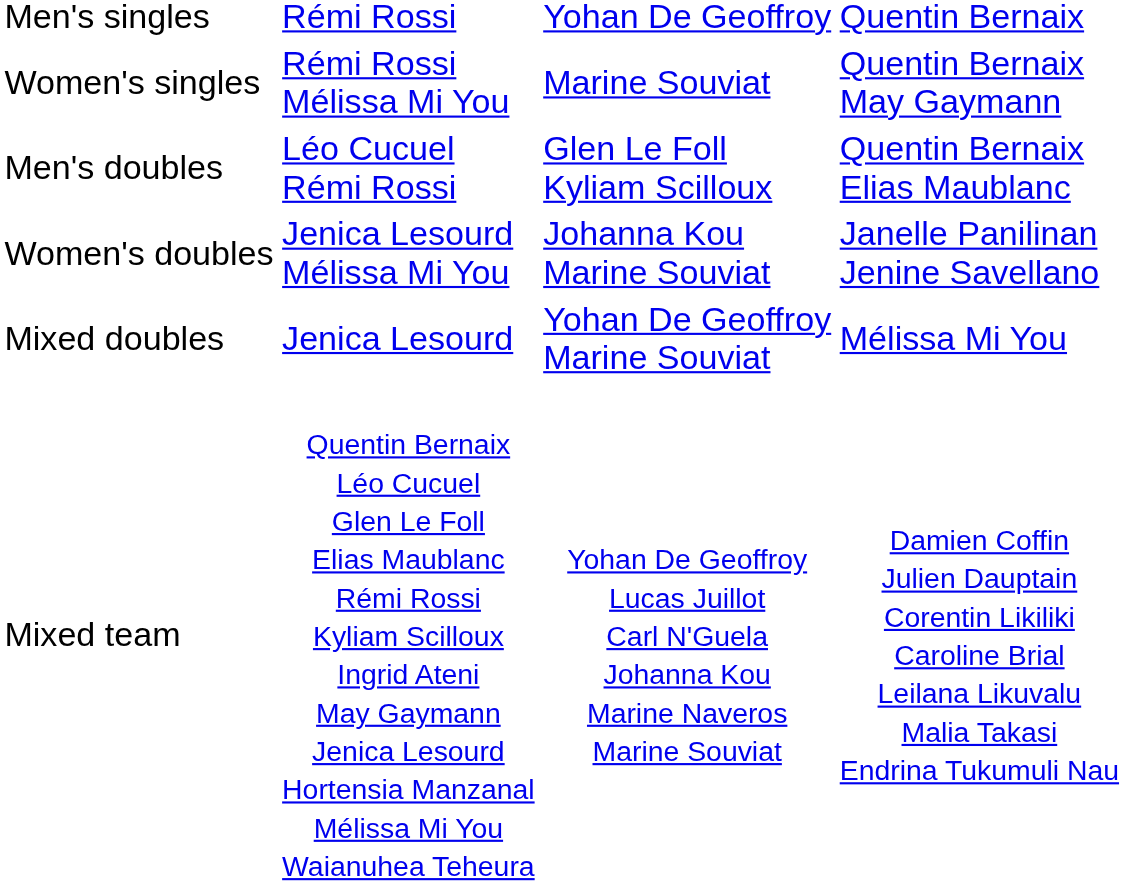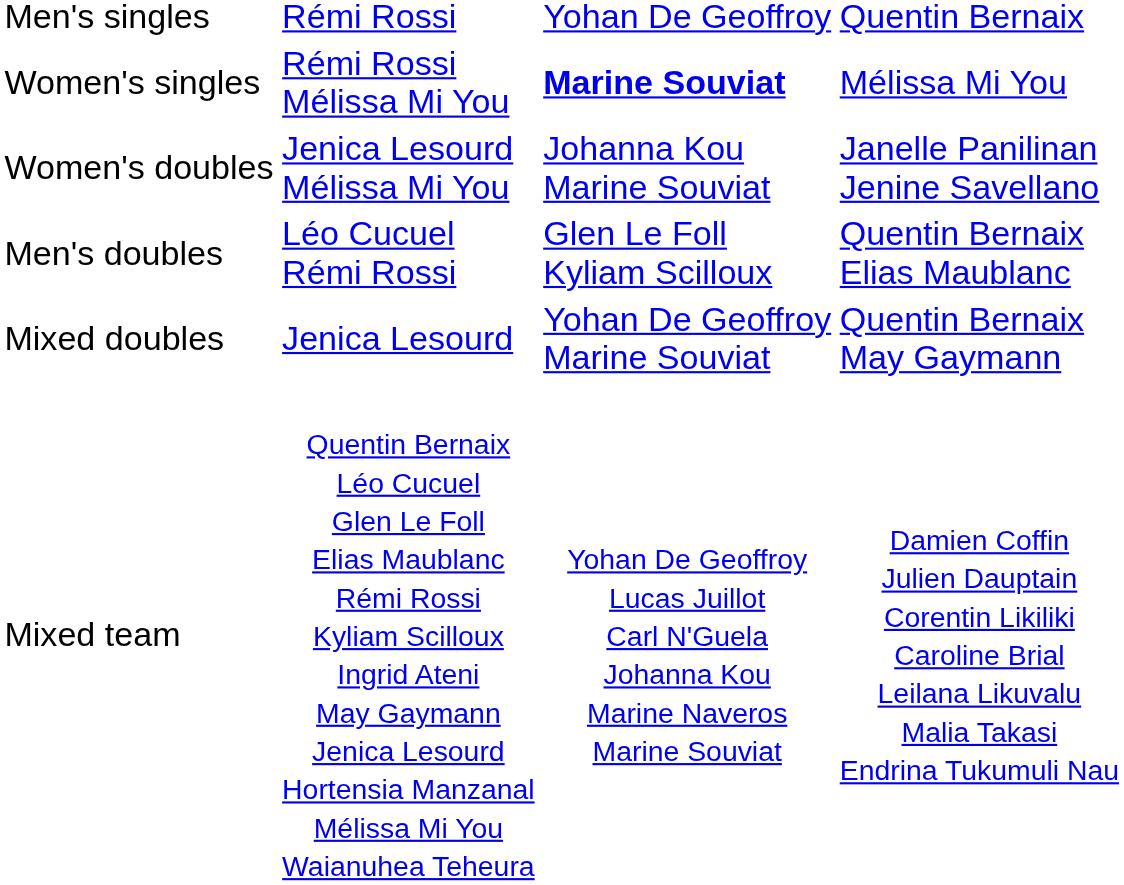(657, 83) normal -> (664, 83) bold
(962, 83) Quentin Bernaix May Gaymann -> (953, 83) Mélissa Mi You
rows swapped: (114, 168) <-> (139, 253)
(953, 338) Mélissa Mi You -> (962, 338) Quentin Bernaix May Gaymann
